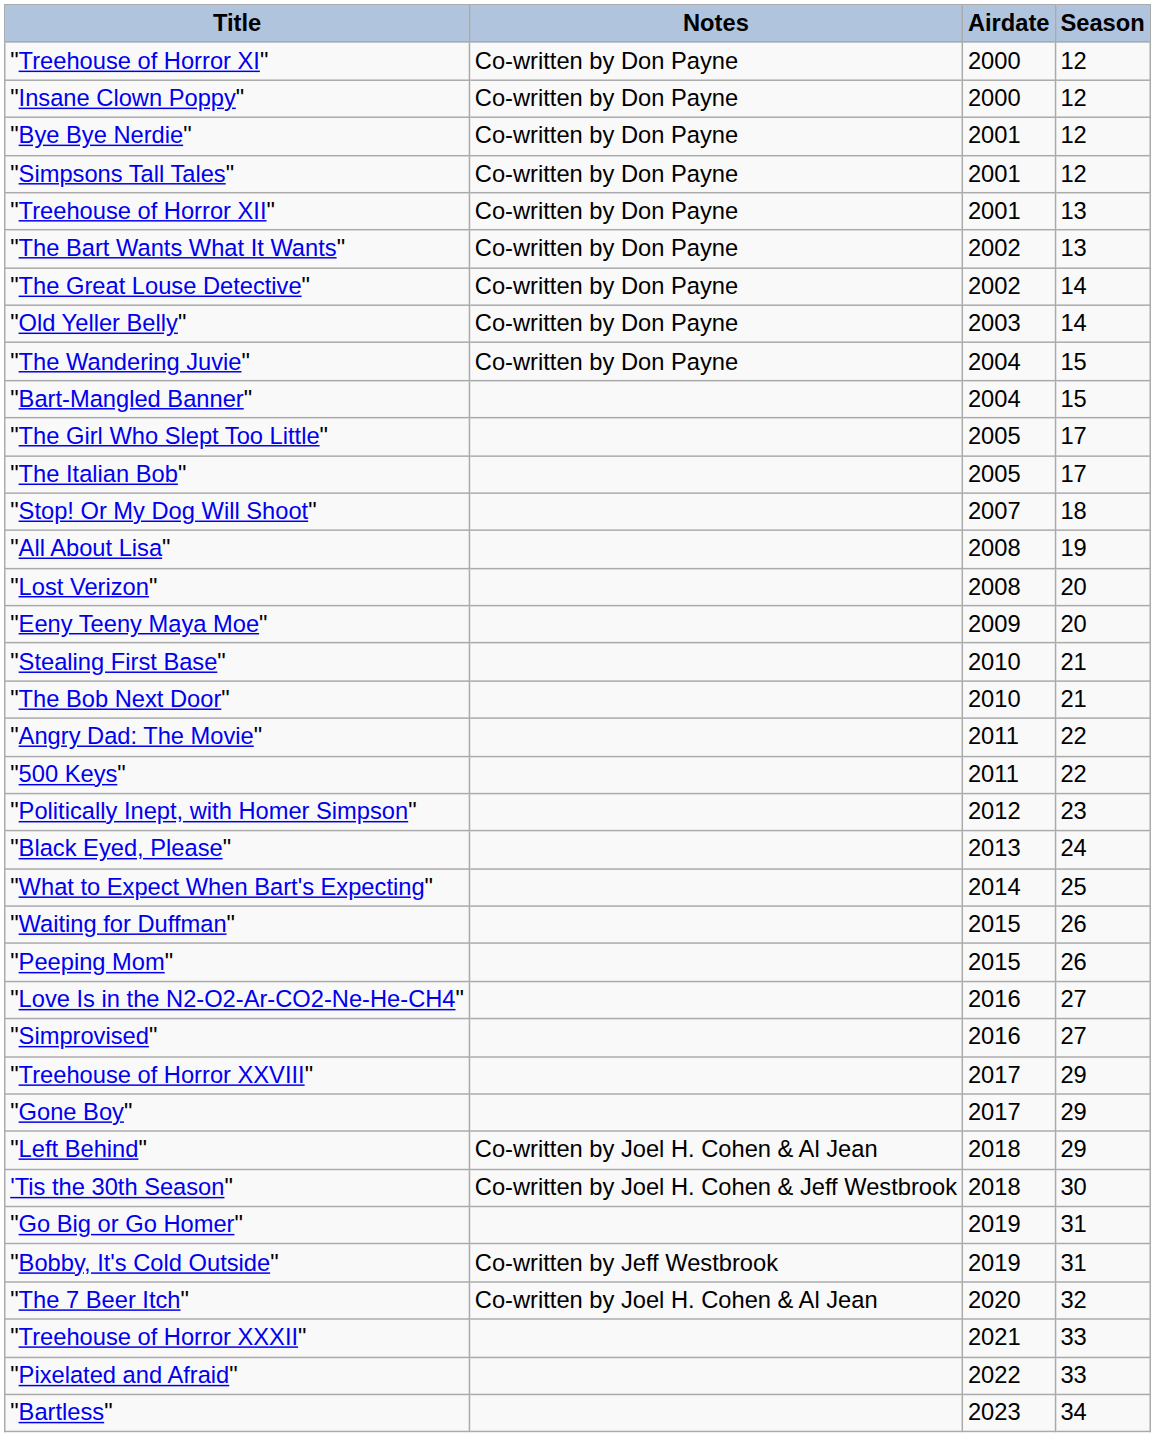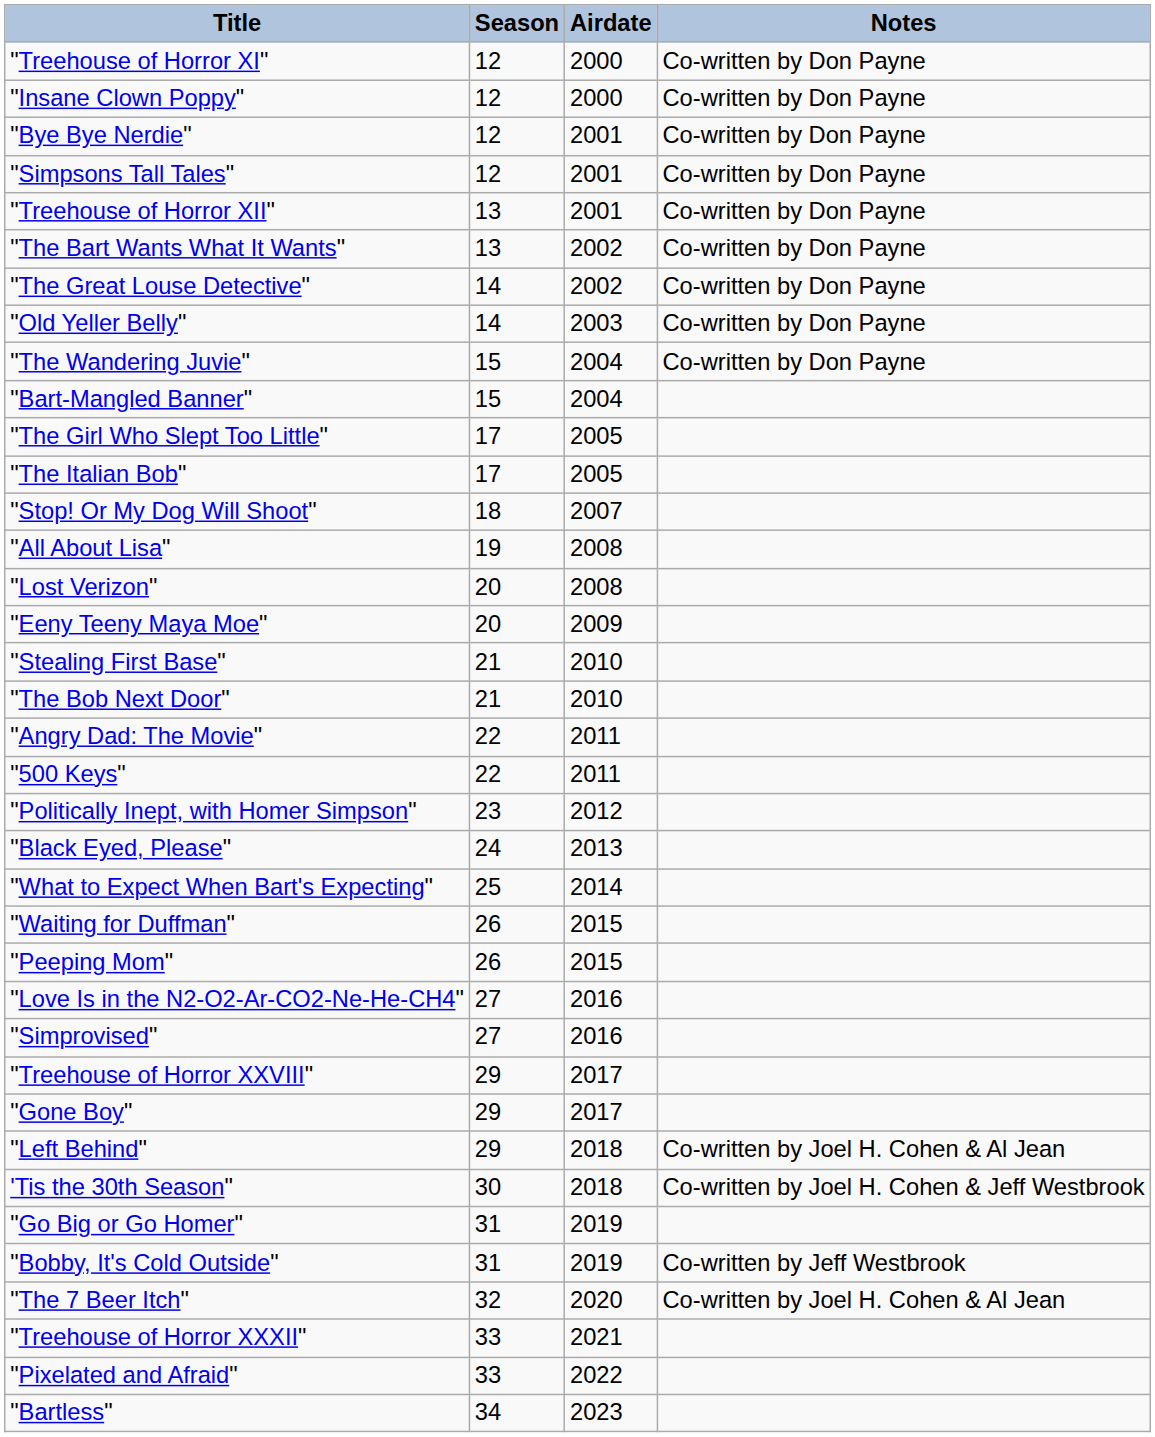columns swapped: (1103, 23) <-> (716, 23)
